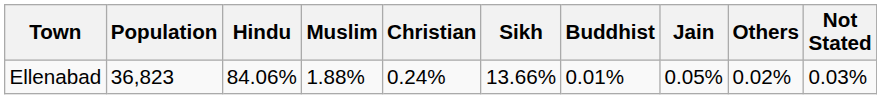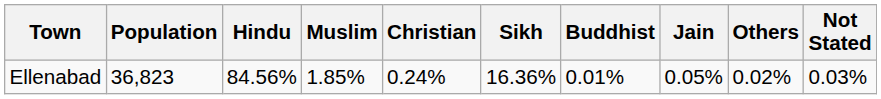(262, 76) 84.06% -> (262, 76) 84.56%
(336, 76) 1.88% -> (336, 76) 1.85%
(521, 76) 13.66% -> (521, 76) 16.36%
